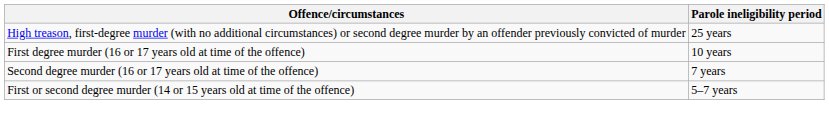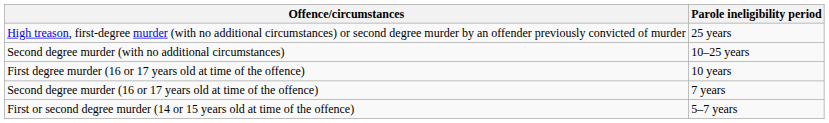+ row: (146, 52)
